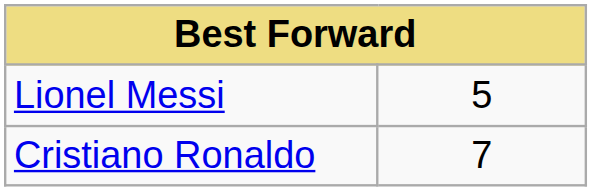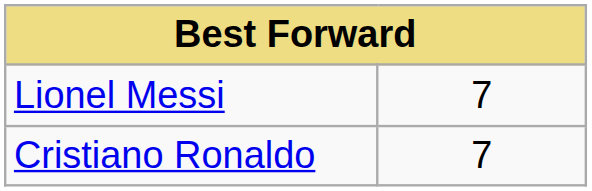(482, 94) 5 -> (482, 94) 7
